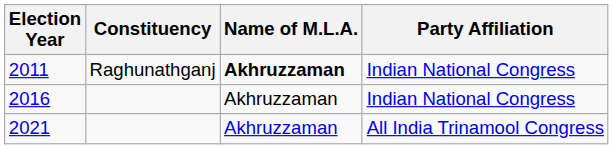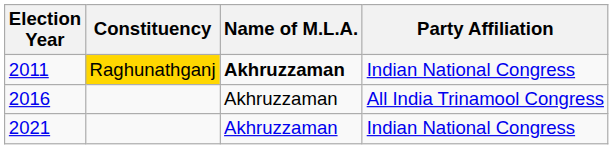(153, 69) no background -> (153, 69) gold background
(471, 98) Indian National Congress -> (485, 98) All India Trinamool Congress
(485, 128) All India Trinamool Congress -> (471, 128) Indian National Congress
